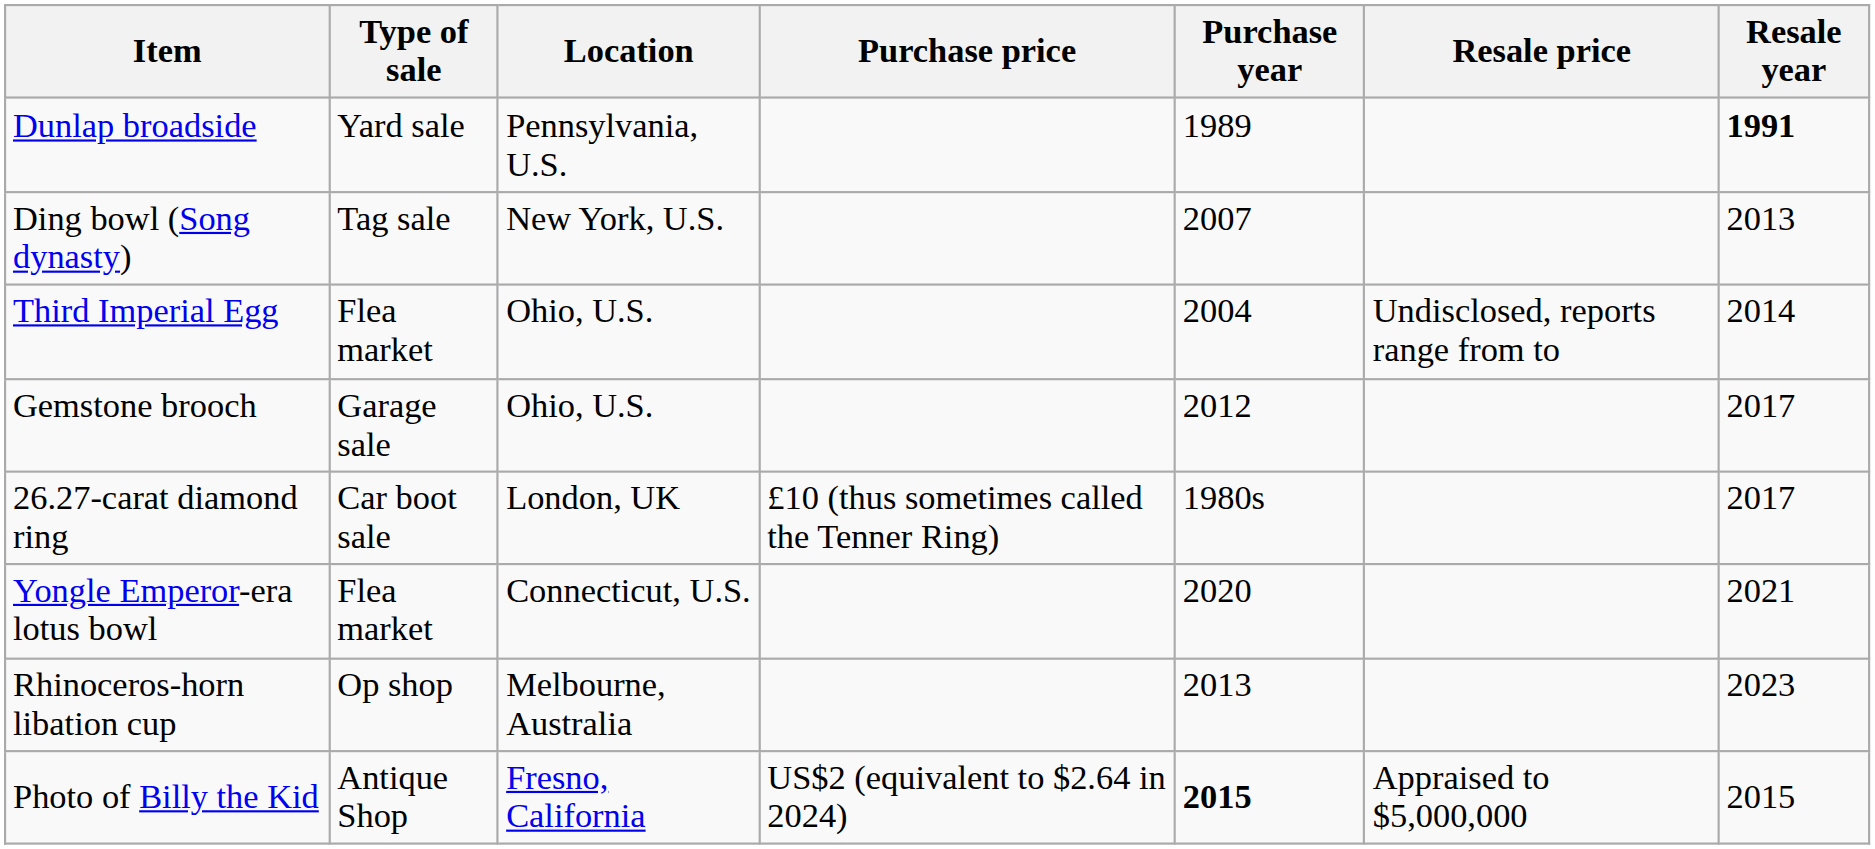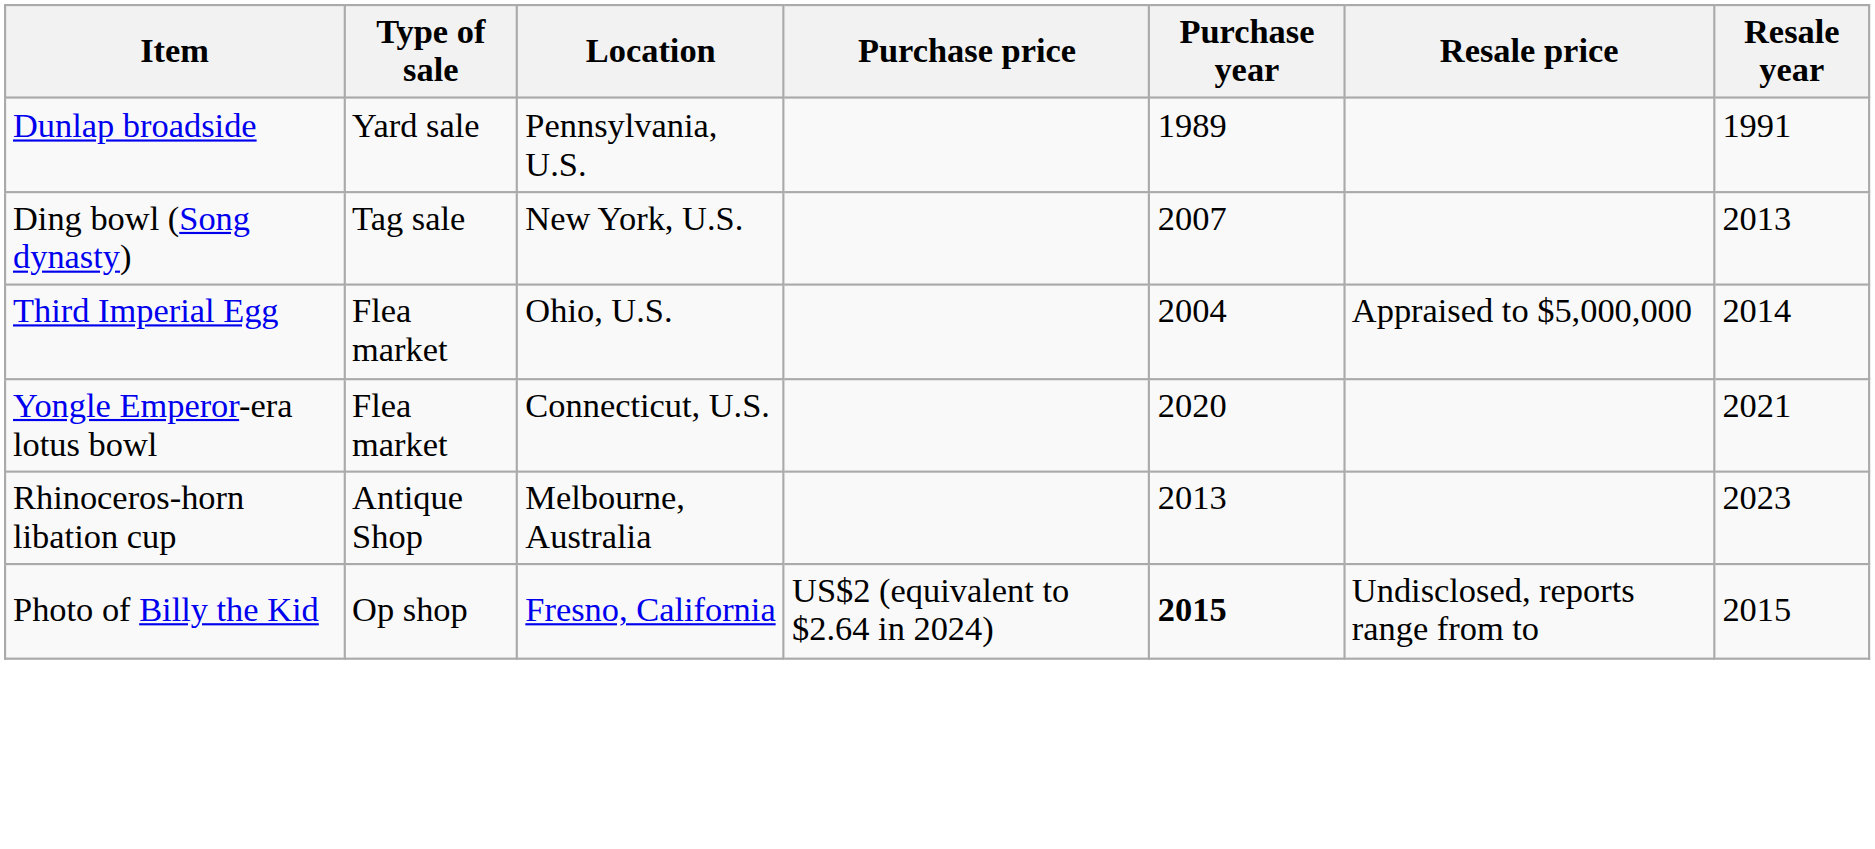(1761, 125) bold -> (1757, 125) normal
(1514, 330) Undisclosed, reports range from to -> (1522, 311) Appraised to $5,000,000
- row: (135, 404)
- row: (155, 517)
(395, 684) Op shop -> (408, 517) Antique Shop
(393, 797) Antique Shop -> (410, 610) Op shop
(1461, 797) Appraised to $5,000,000 -> (1493, 610) Undisclosed, reports range from to
